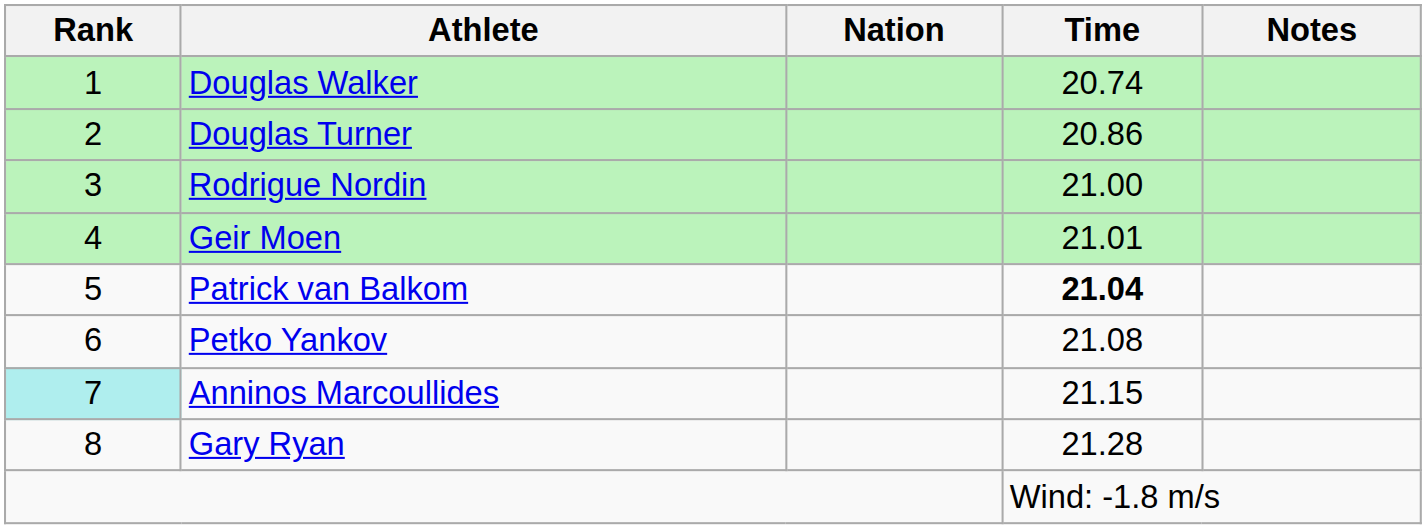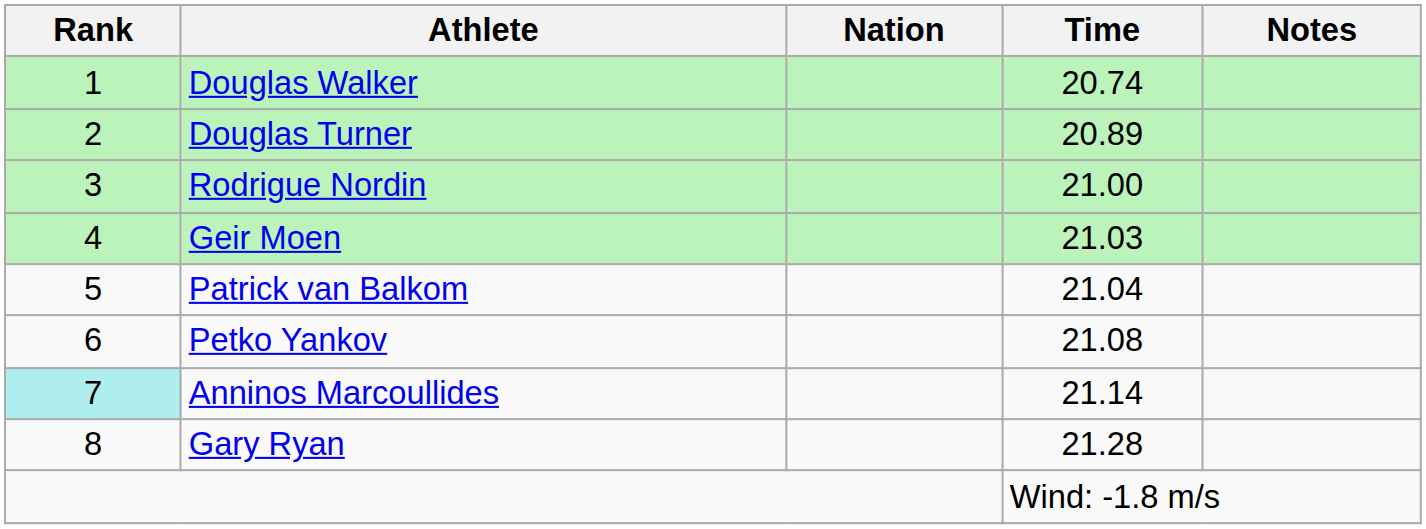(1102, 133) 20.86 -> (1102, 133) 20.89
(1102, 237) 21.01 -> (1102, 237) 21.03
(1102, 289) bold -> (1102, 289) normal
(1102, 392) 21.15 -> (1102, 392) 21.14
